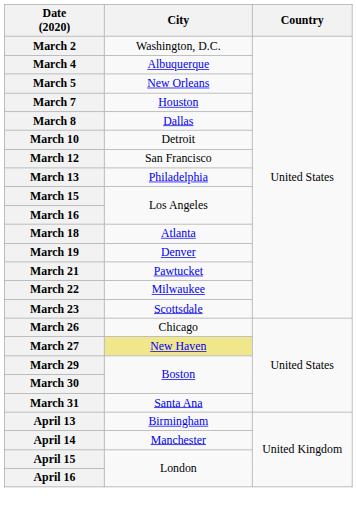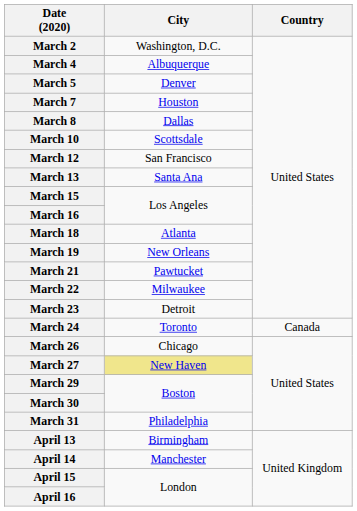(178, 83) New Orleans -> (178, 83) Denver
(178, 139) Detroit -> (178, 139) Scottsdale
(178, 177) Philadelphia -> (178, 177) Santa Ana
(178, 252) Denver -> (178, 252) New Orleans
(178, 308) Scottsdale -> (178, 308) Detroit
+ row: (54, 327)
(178, 402) Santa Ana -> (178, 421) Philadelphia
